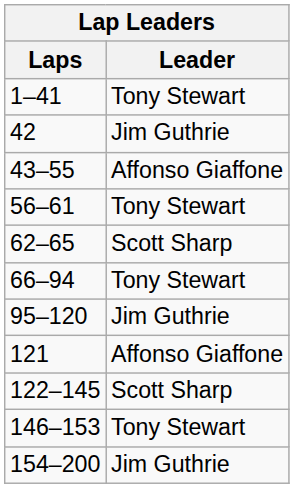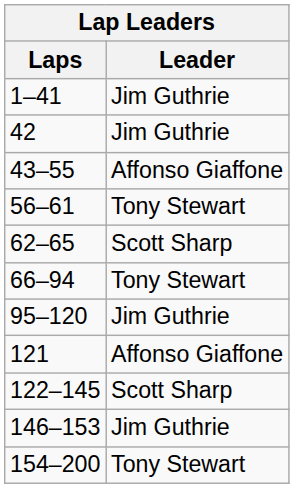(178, 96) Tony Stewart -> (170, 96) Jim Guthrie
(178, 427) Tony Stewart -> (170, 427) Jim Guthrie
(170, 464) Jim Guthrie -> (178, 464) Tony Stewart
